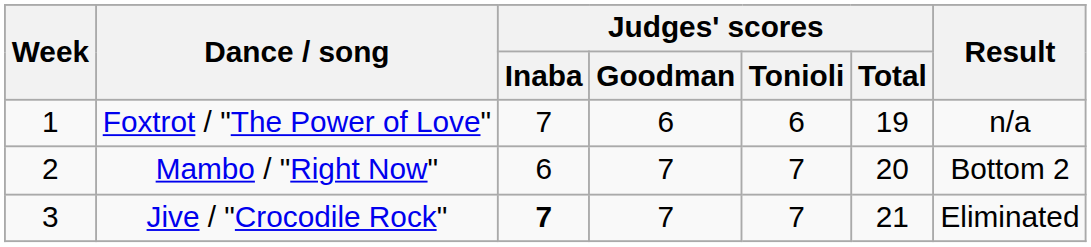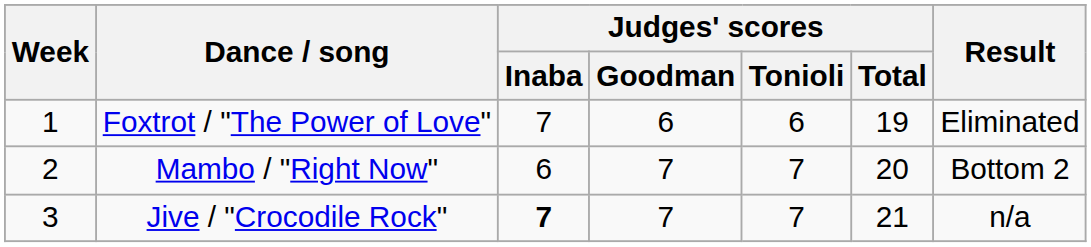(1010, 122) n/a -> (1010, 122) Eliminated
(1010, 216) Eliminated -> (1010, 216) n/a
